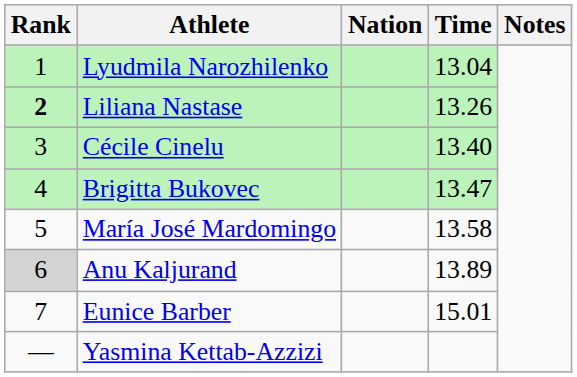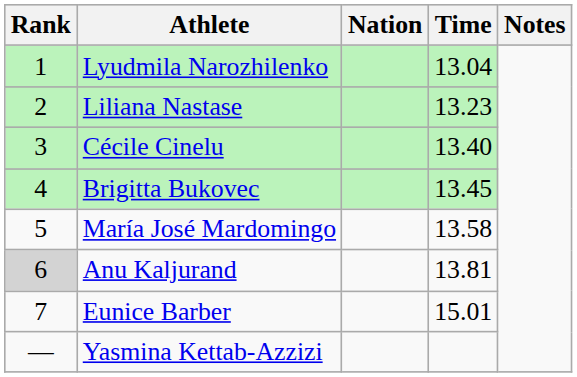(41, 106) bold -> (41, 106) normal
(463, 106) 13.26 -> (463, 106) 13.23
(463, 188) 13.47 -> (463, 188) 13.45
(463, 270) 13.89 -> (463, 270) 13.81
